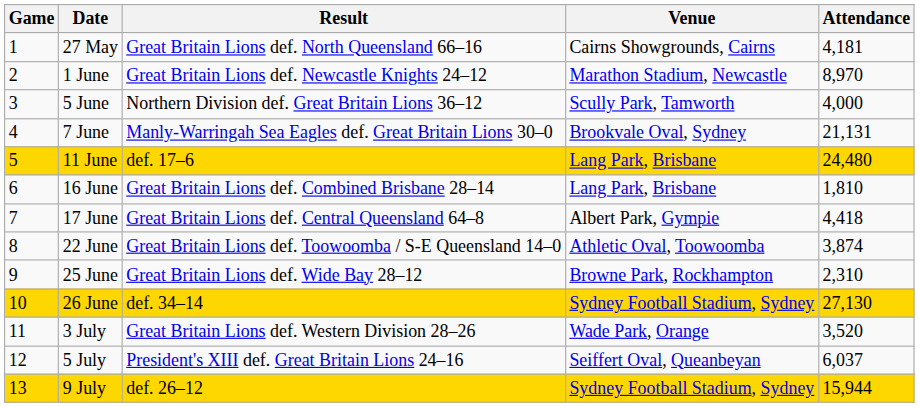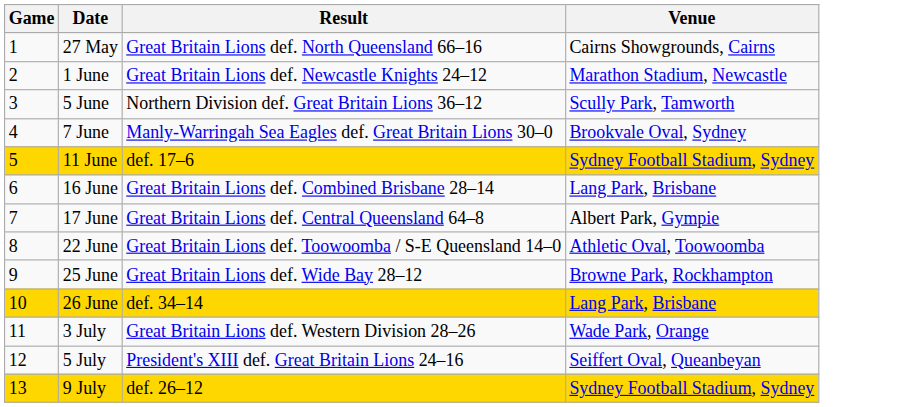- column: (866, 18)
(643, 160) Lang Park, Brisbane -> (692, 160) Sydney Football Stadium, Sydney
(692, 302) Sydney Football Stadium, Sydney -> (643, 302) Lang Park, Brisbane
